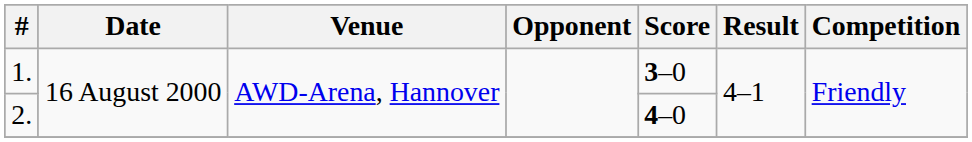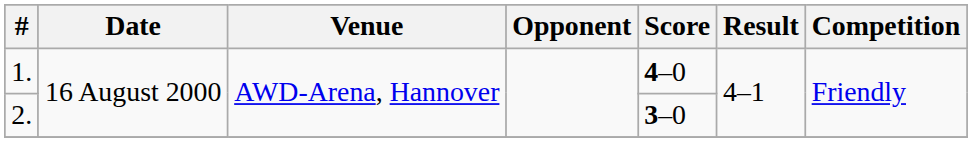(665, 70) 3–0 -> (665, 70) 4–0
(665, 114) 4–0 -> (665, 114) 3–0
